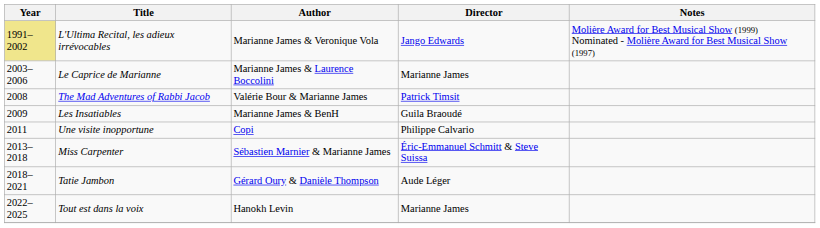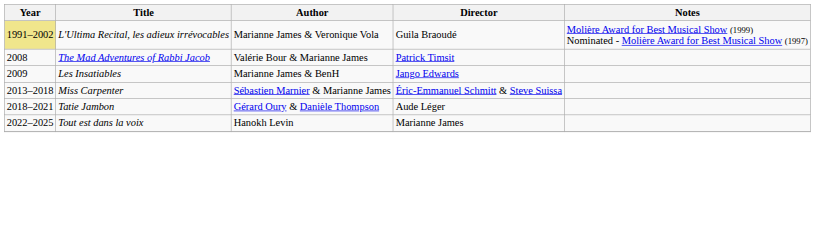(432, 40) Jango Edwards -> (426, 35) Guila Braoudé
- row: (110, 74)
(431, 113) Guila Braoudé -> (427, 73) Jango Edwards
- row: (106, 130)
